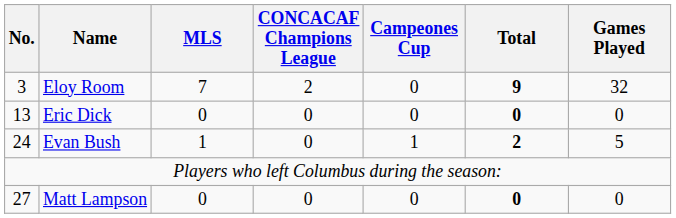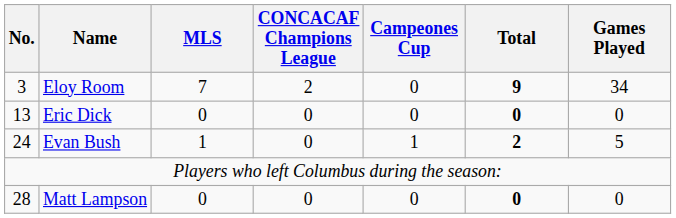(619, 86) 32 -> (619, 86) 34
(22, 199) 27 -> (22, 199) 28
